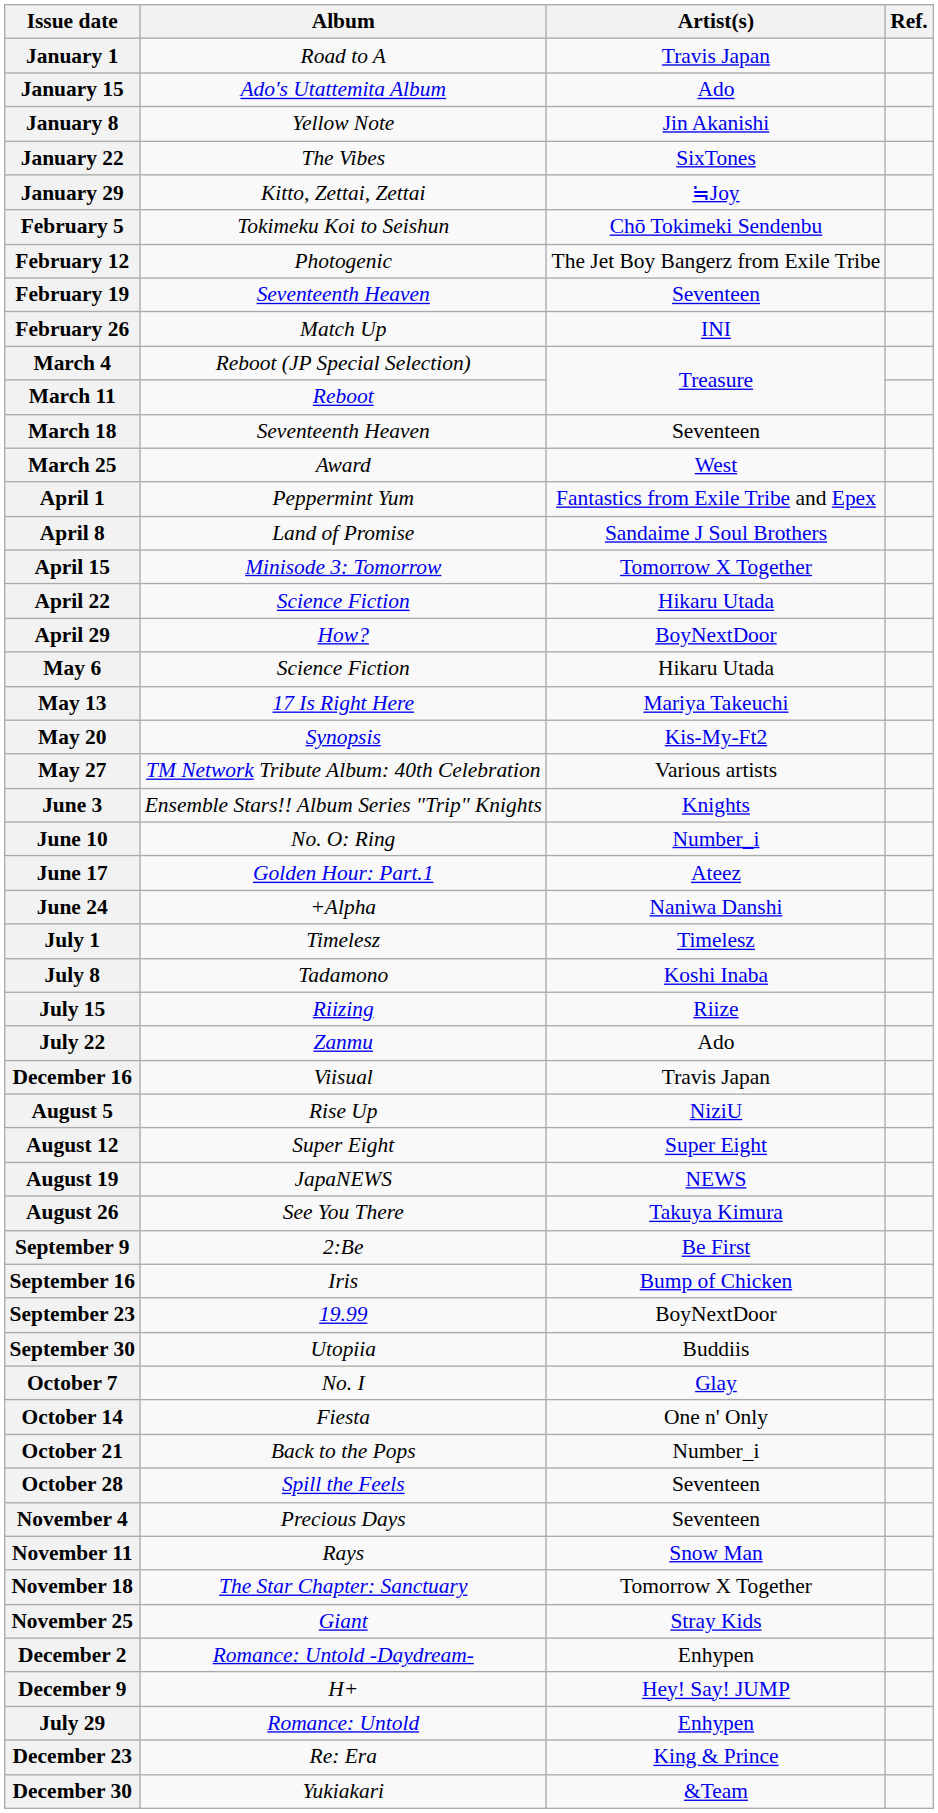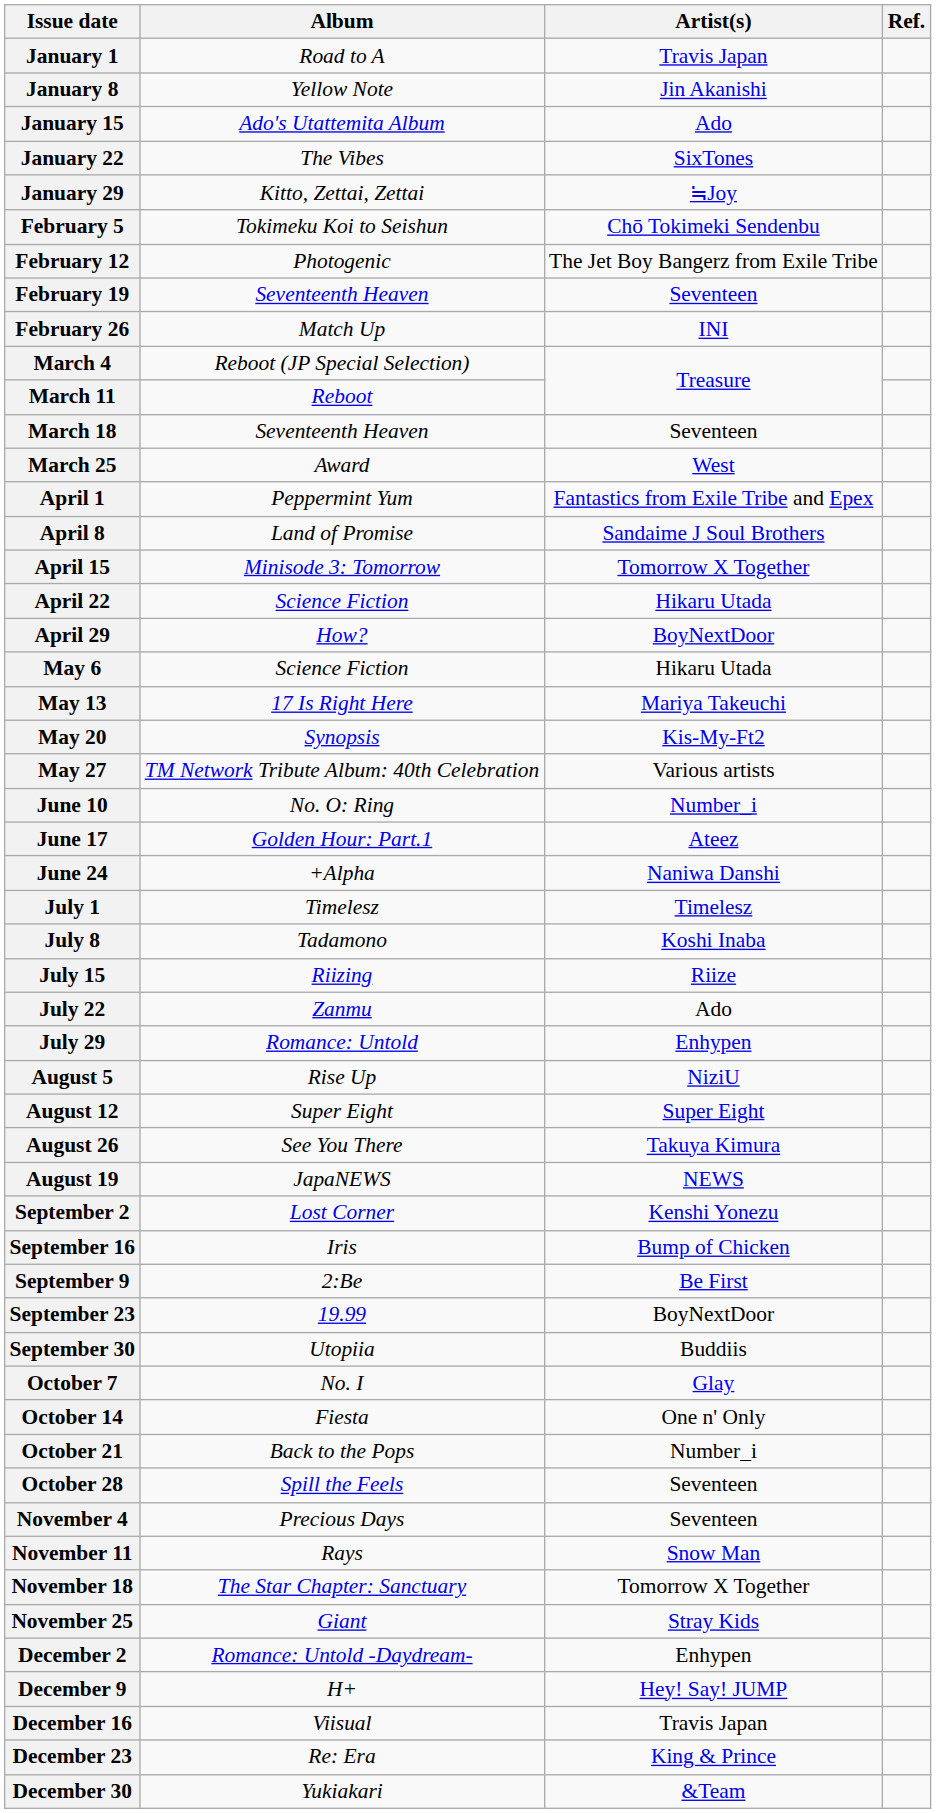rows swapped: (72, 123) <-> (72, 89)
- row: (72, 804)
rows swapped: (72, 1722) <-> (72, 1076)
rows swapped: (72, 1178) <-> (72, 1212)
+ row: (72, 1212)
rows swapped: (72, 1246) <-> (72, 1280)
